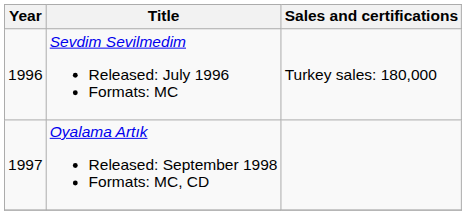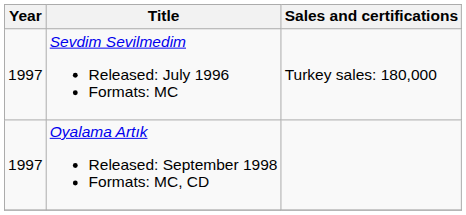(25, 74) 1996 -> (25, 74) 1997
